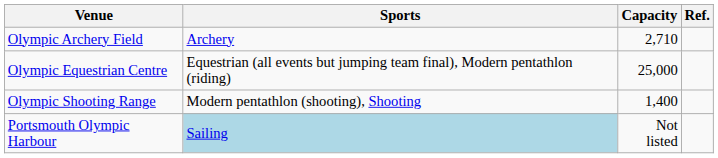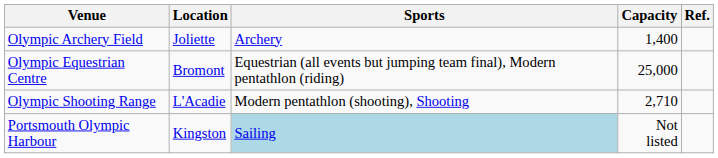+ column: (200, 16)
(661, 39) 2,710 -> (661, 39) 1,400
(661, 101) 1,400 -> (661, 101) 2,710
